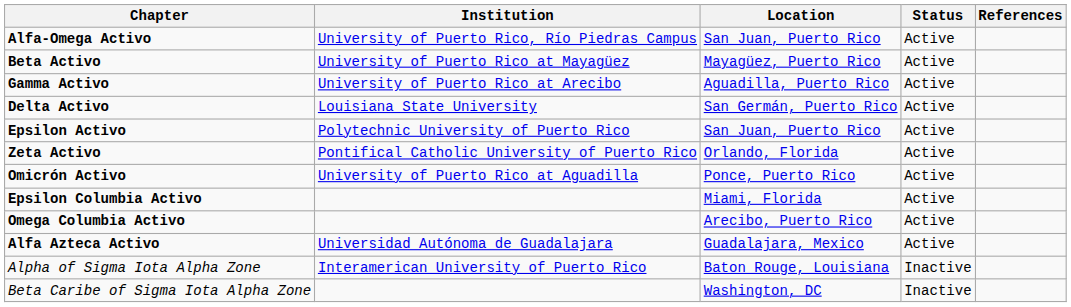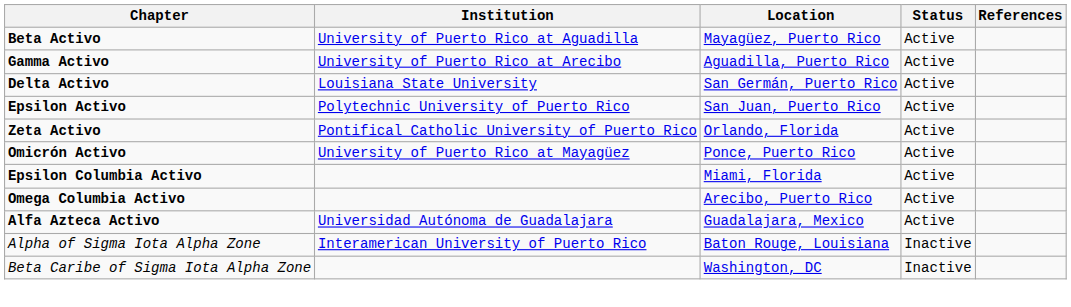- row: (79, 39)
(474, 62) University of Puerto Rico at Mayagüez -> (478, 39) University of Puerto Rico at Aguadilla
(478, 176) University of Puerto Rico at Aguadilla -> (474, 153) University of Puerto Rico at Mayagüez
